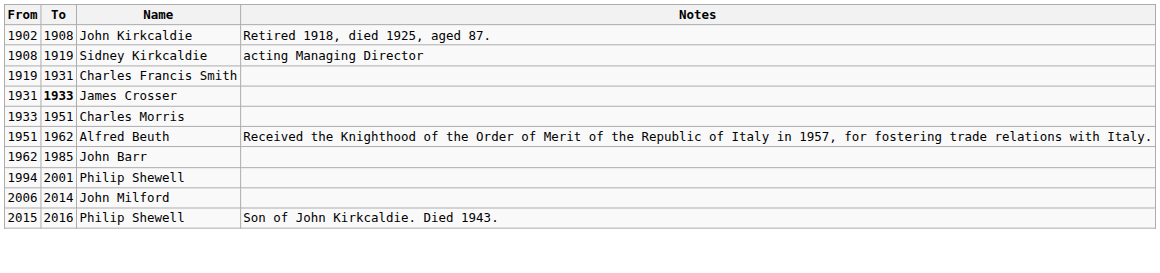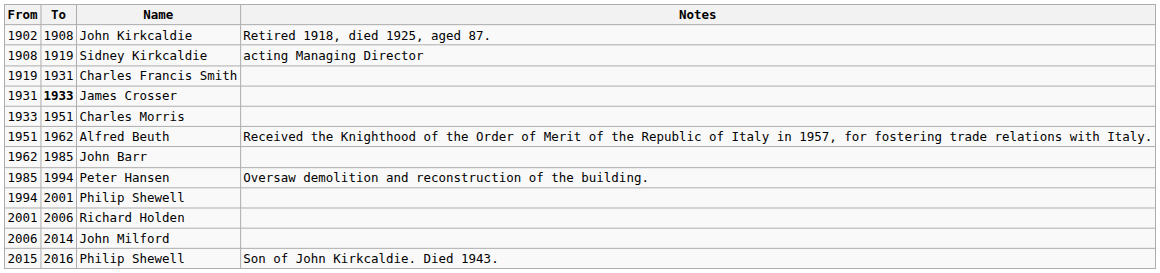+ row: (22, 177)
+ row: (22, 218)
